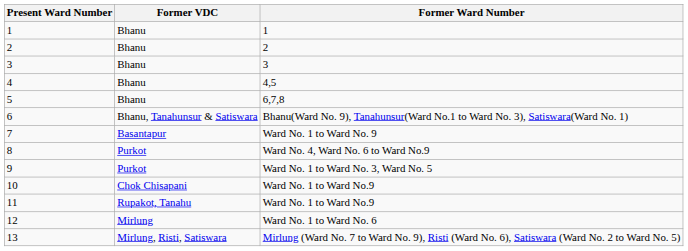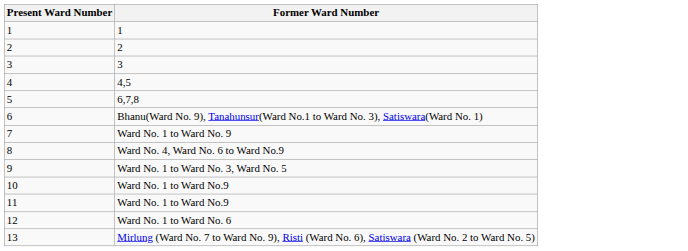- column: (187, 13)
